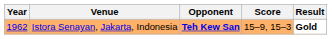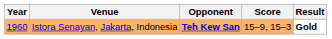(17, 27) 1962 -> (17, 27) 1960
